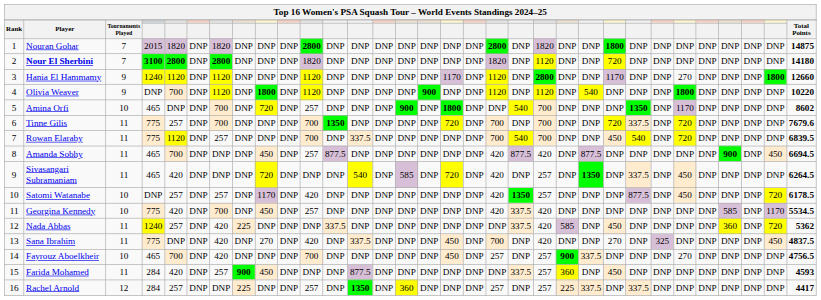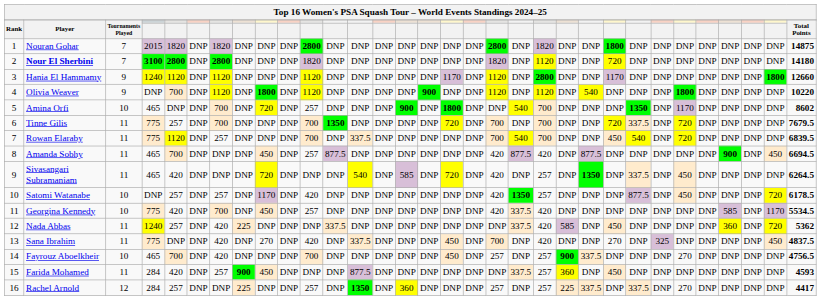(685, 77) 270 -> (685, 77) DNP
(801, 123) 7679.6 -> (801, 123) 7679.5
(685, 287) DNP -> (685, 287) 270
